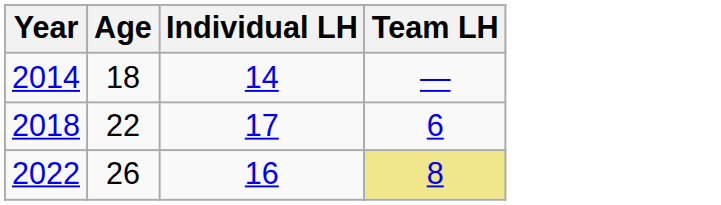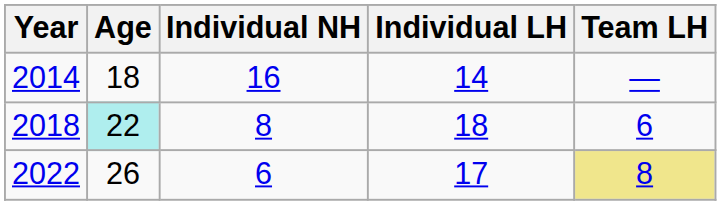+ column: (264, 28)
(123, 125) no background -> (123, 125) paleturquoise background
(262, 125) 17 -> (471, 125) 18
(262, 174) 16 -> (471, 174) 17
